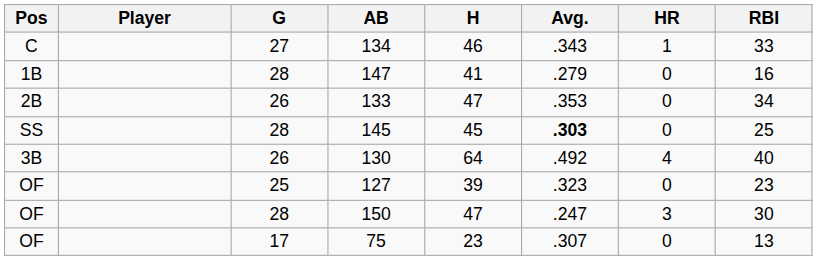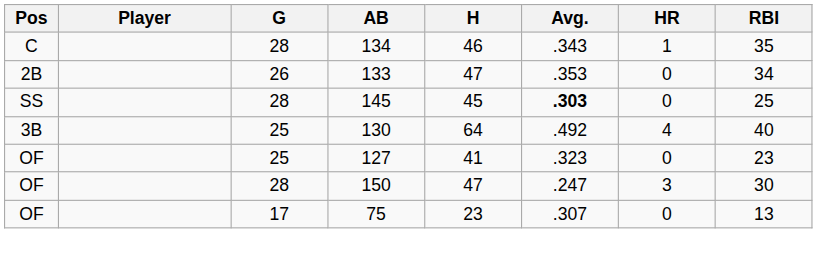(279, 46) 27 -> (279, 46) 28
(764, 46) 33 -> (764, 46) 35
- row: (376, 74)
(279, 158) 26 -> (279, 130) 25
(473, 185) 39 -> (473, 158) 41
